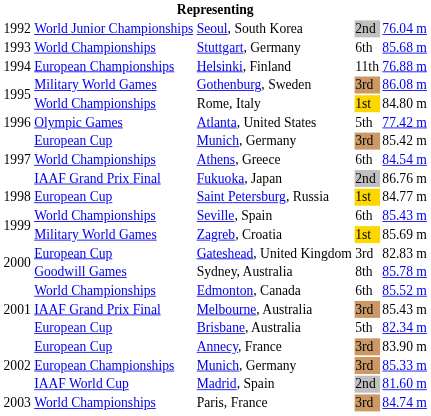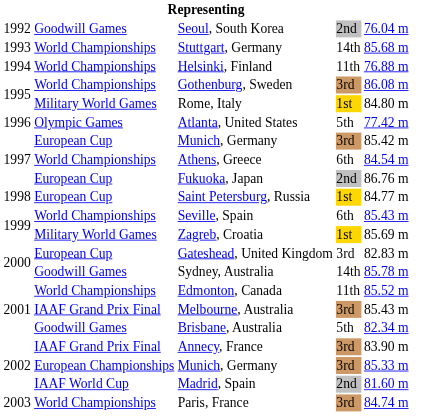(114, 28) World Junior Championships -> (80, 28) Goodwill Games
(364, 47) 6th -> (348, 47) 14th
(104, 66) European Championships -> (95, 66) World Championships
(95, 85) Military World Games -> (95, 85) World Championships
(95, 103) World Championships -> (95, 103) Military World Games
(97, 178) IAAF Grand Prix Final -> (73, 178) European Cup
(364, 272) 8th -> (348, 272) 14th
(364, 290) 6th -> (348, 290) 11th
(73, 328) European Cup -> (80, 328) Goodwill Games
(73, 346) European Cup -> (97, 346) IAAF Grand Prix Final
